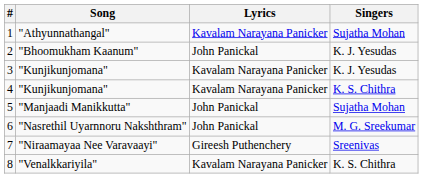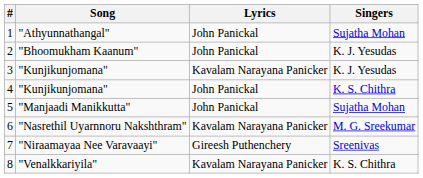(260, 32) Kavalam Narayana Panicker -> (225, 32) John Panickal
(260, 88) Kavalam Narayana Panicker -> (225, 88) John Panickal
(225, 126) John Panickal -> (260, 126) Kavalam Narayana Panicker
